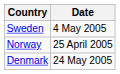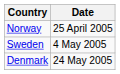rows swapped: (24, 45) <-> (25, 28)
